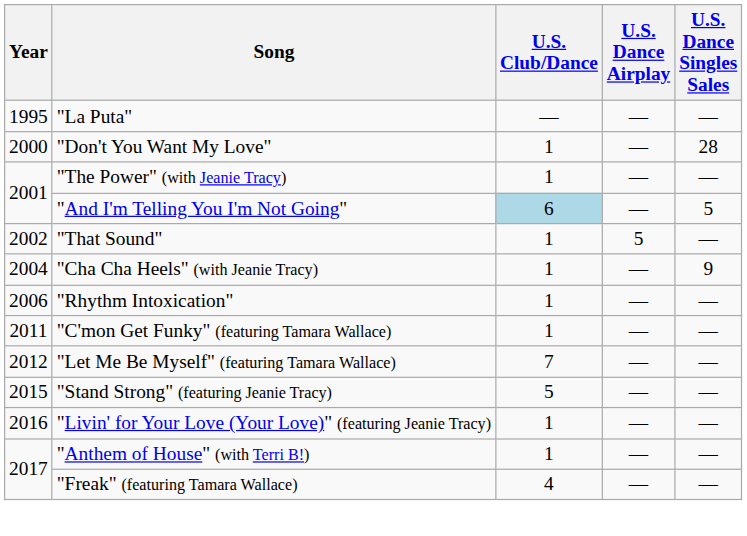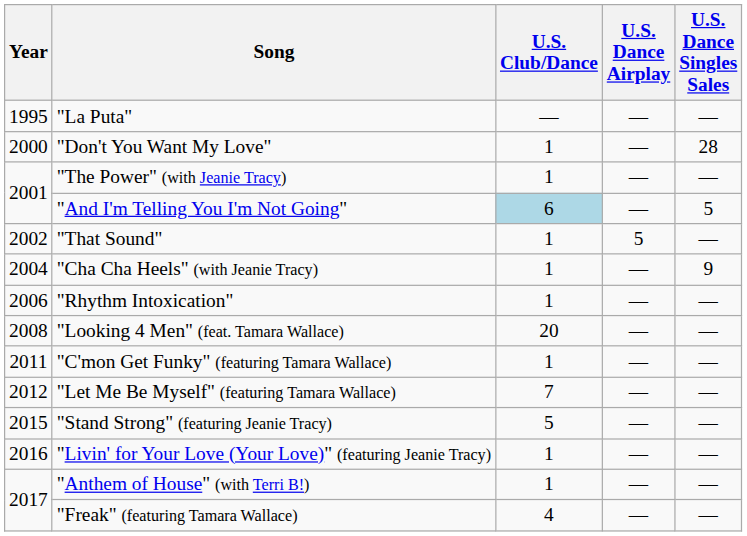+ row: (200, 330)
